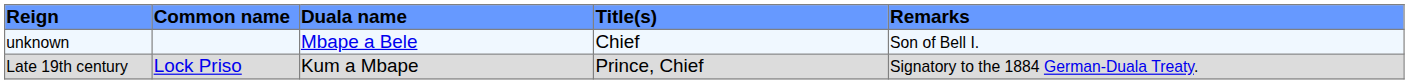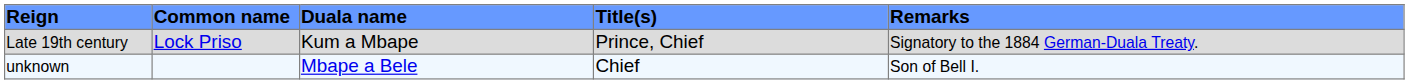rows swapped: (38, 42) <-> (67, 67)
